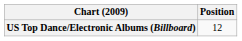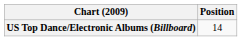(217, 28) 12 -> (217, 28) 14
